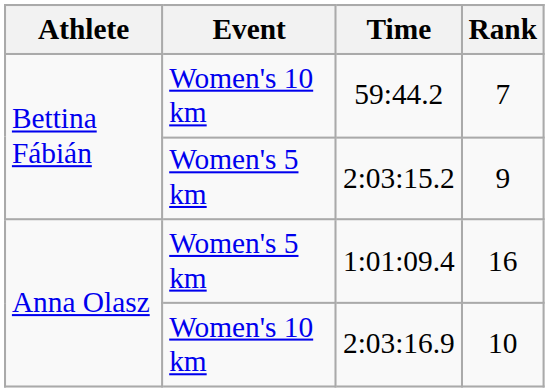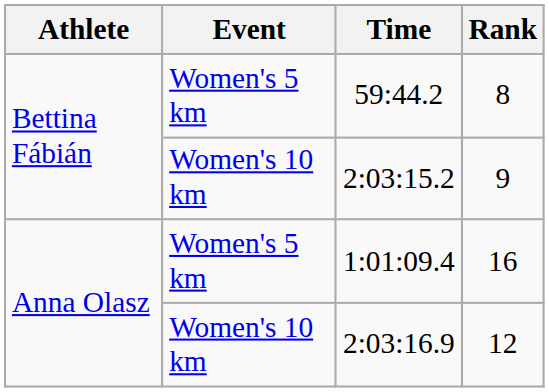(241, 94) Women's 10 km -> (234, 94) Women's 5 km
(503, 94) 7 -> (503, 94) 8
(234, 178) Women's 5 km -> (241, 178) Women's 10 km
(503, 344) 10 -> (503, 344) 12
